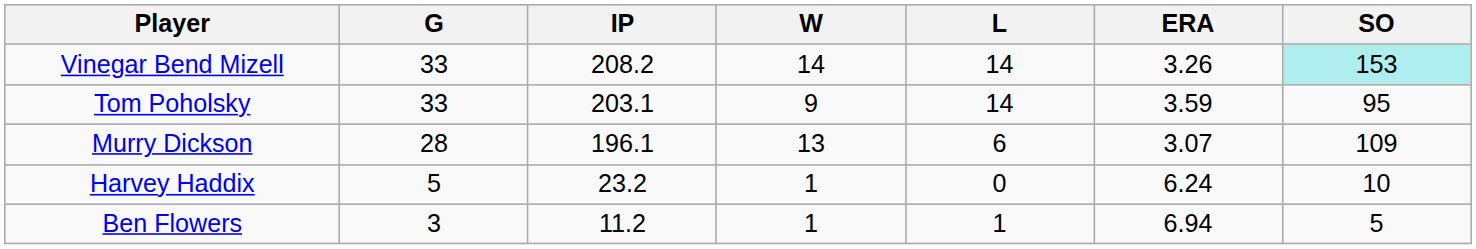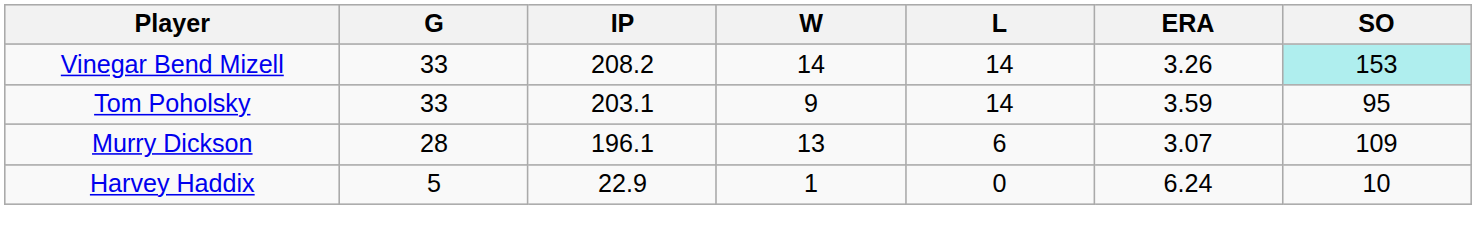(623, 183) 23.2 -> (623, 183) 22.9
- row: (172, 223)
